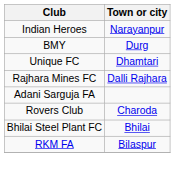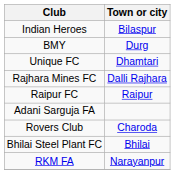(137, 29) Narayanpur -> (137, 29) Bilaspur
+ row: (54, 95)
(137, 144) Bilaspur -> (137, 161) Narayanpur
